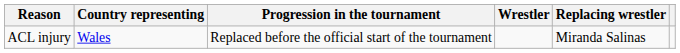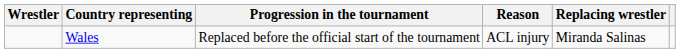columns swapped: (524, 15) <-> (39, 15)
